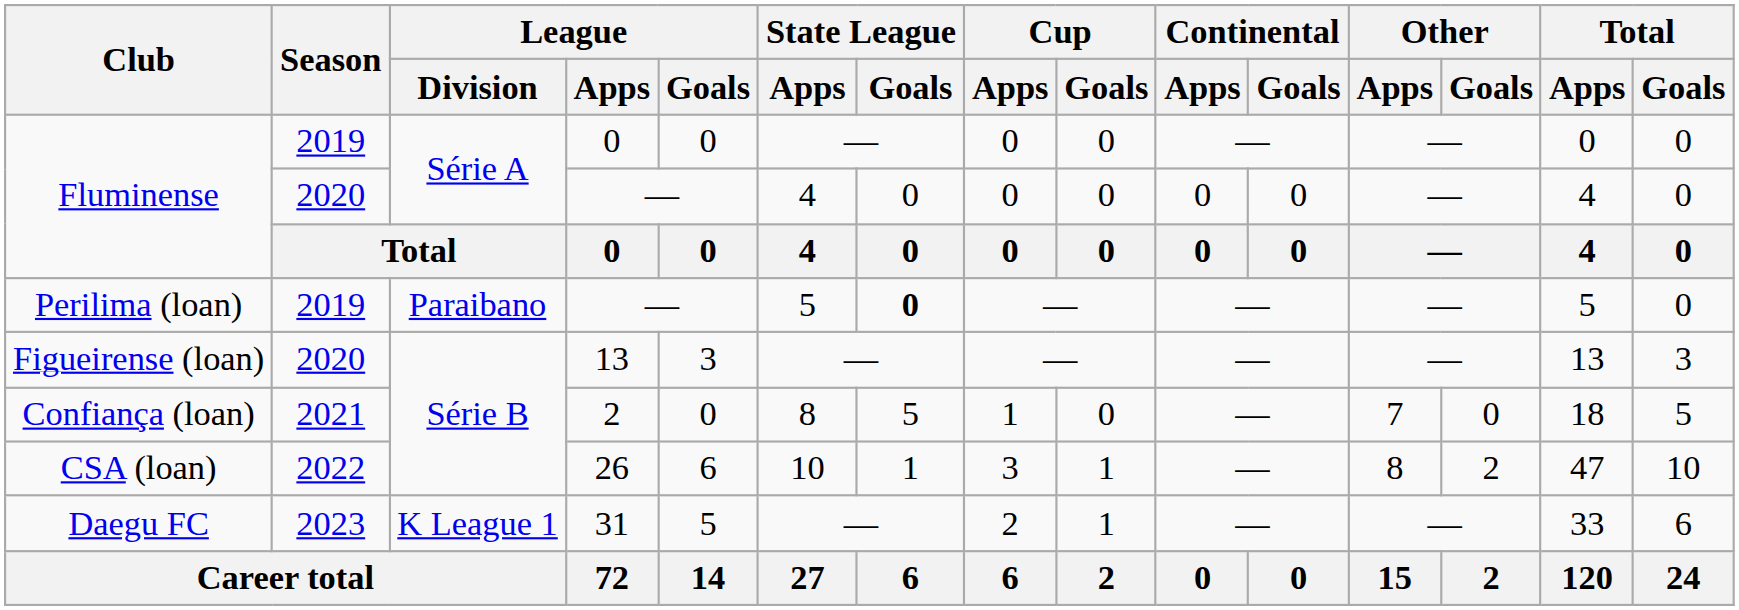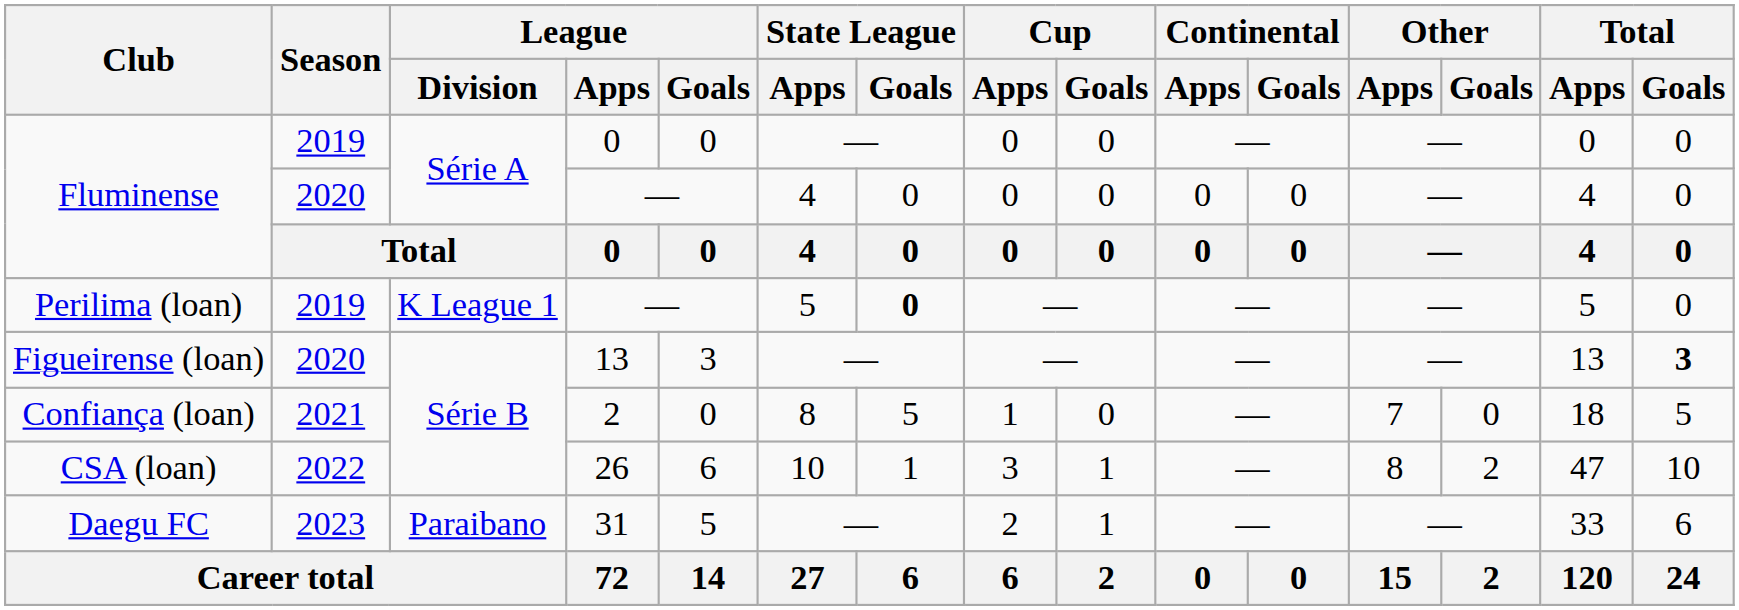(478, 304) Paraibano -> (478, 304) K League 1
(1683, 359) normal -> (1683, 359) bold
(478, 522) K League 1 -> (478, 522) Paraibano
